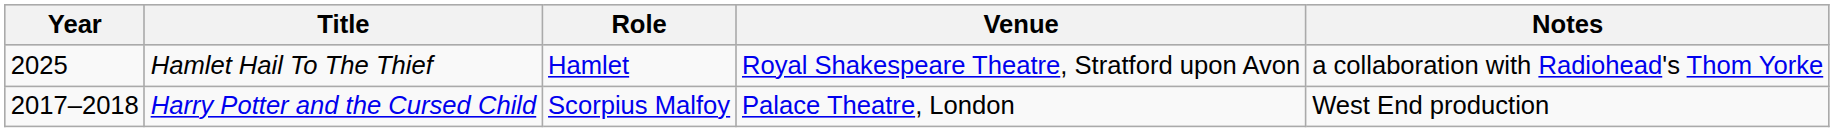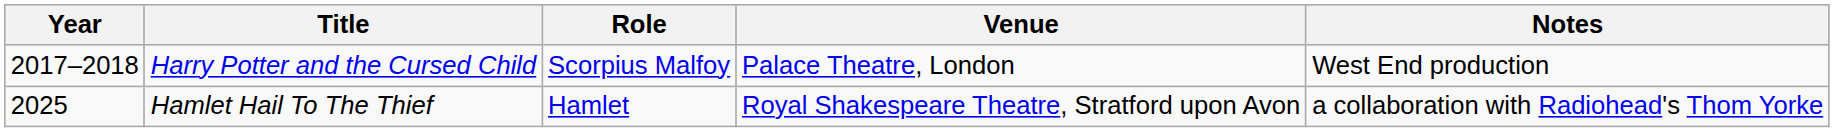rows swapped: (343, 106) <-> (292, 65)
